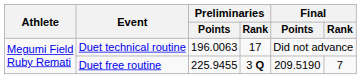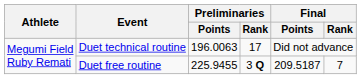(297, 65) 209.5190 -> (297, 65) 209.5187
